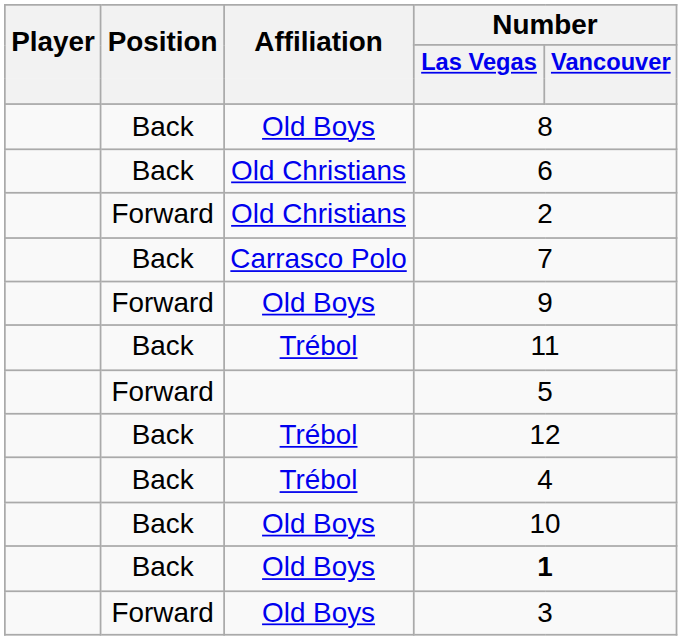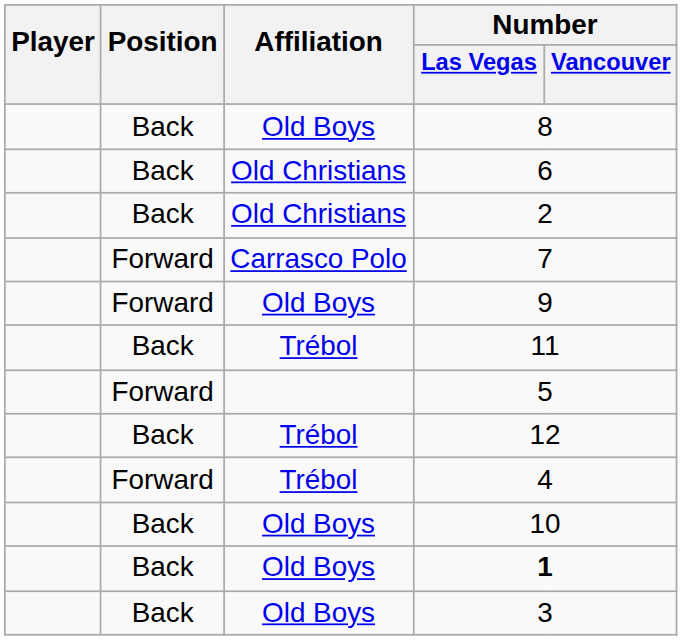(163, 214) Forward -> (163, 214) Back
(163, 258) Back -> (163, 258) Forward
(163, 479) Back -> (163, 479) Forward
(163, 612) Forward -> (163, 612) Back
